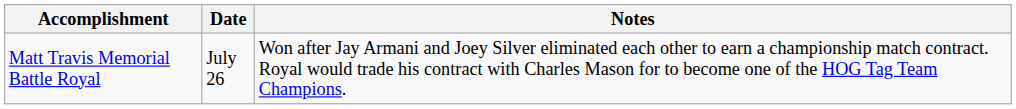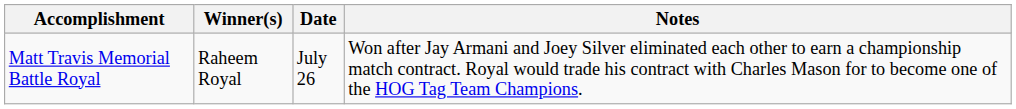+ column: (243, 18)
